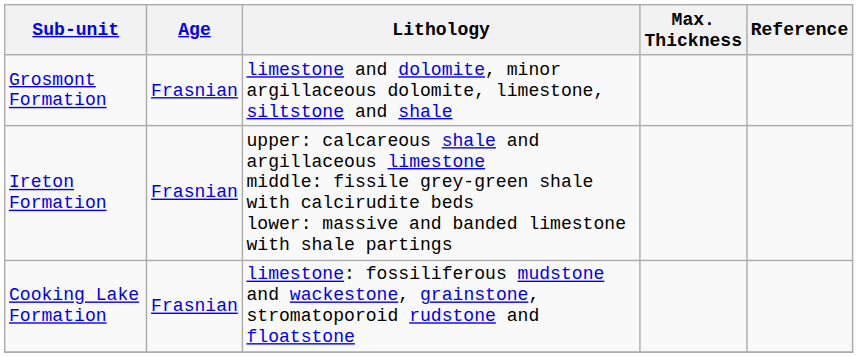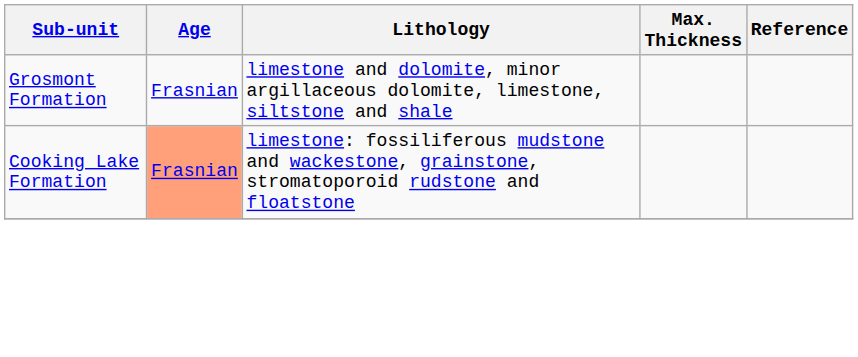- row: (58, 193)
(194, 306) no background -> (194, 172) lightsalmon background
